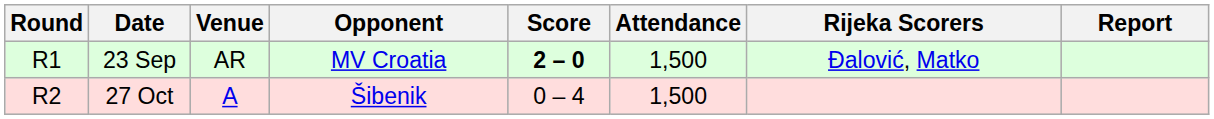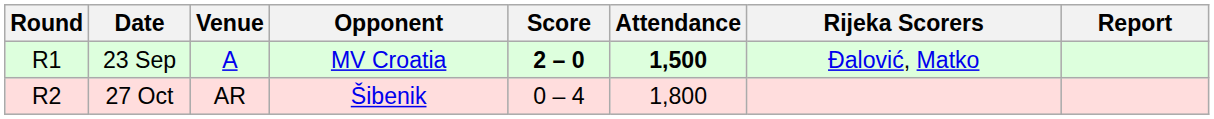(230, 60) AR -> (230, 60) A
(678, 60) normal -> (678, 60) bold
(230, 96) A -> (230, 96) AR
(678, 96) 1,500 -> (678, 96) 1,800
